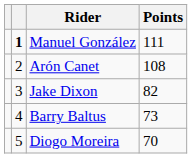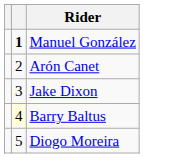- column: (163, 17)
(19, 116) no background -> (19, 116) lightyellow background
